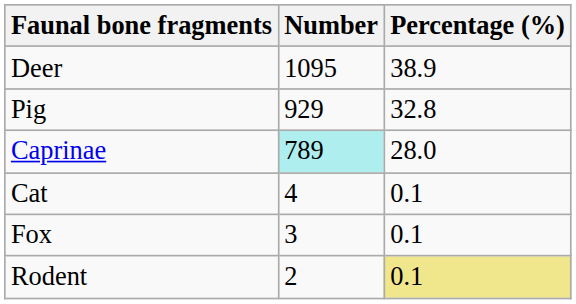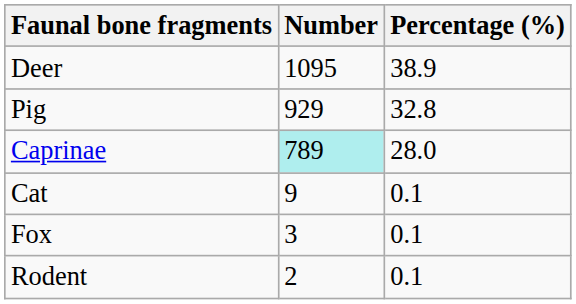(291, 192) 4 -> (291, 192) 9
(407, 276) khaki background -> (407, 276) no background
